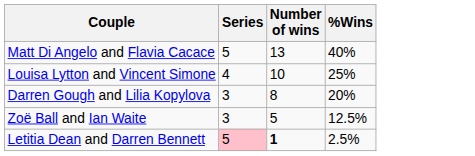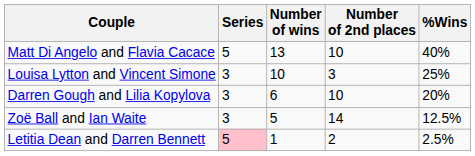+ column: (372, 23)
(226, 74) 4 -> (226, 74) 3
(274, 96) 8 -> (274, 96) 6
(274, 140) bold -> (274, 140) normal
